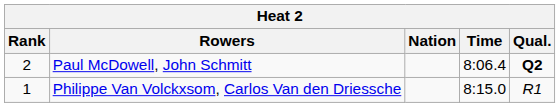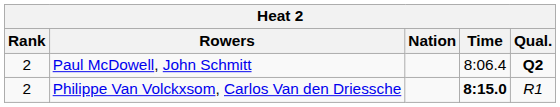(27, 89) 1 -> (27, 89) 2
(485, 89) normal -> (485, 89) bold
